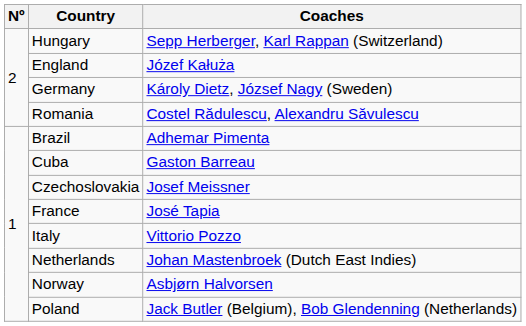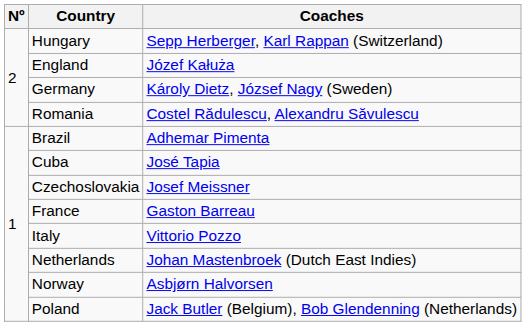(201, 162) Gaston Barreau -> (183, 162) José Tapia
(183, 211) José Tapia -> (201, 211) Gaston Barreau
